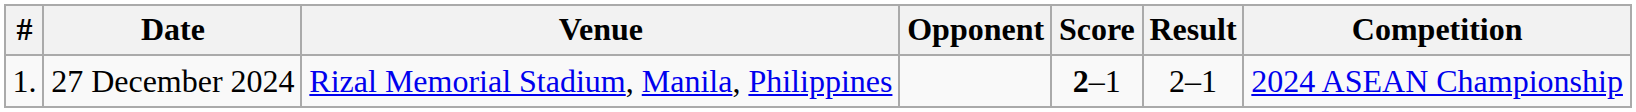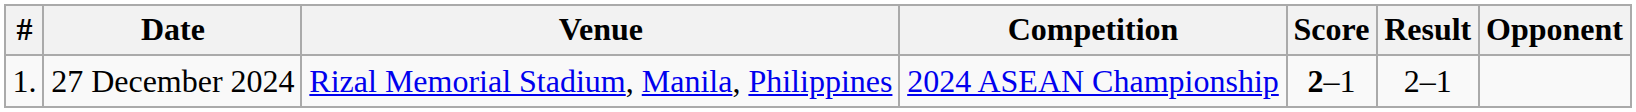columns swapped: (976, 29) <-> (1437, 29)
